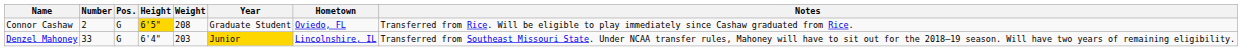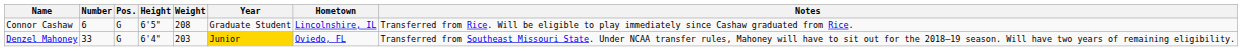(84, 25) 2 -> (84, 25) 6
(151, 25) gold background -> (151, 25) no background
(320, 25) Oviedo, FL -> (336, 25) Lincolnshire, IL
(336, 39) Lincolnshire, IL -> (320, 39) Oviedo, FL
